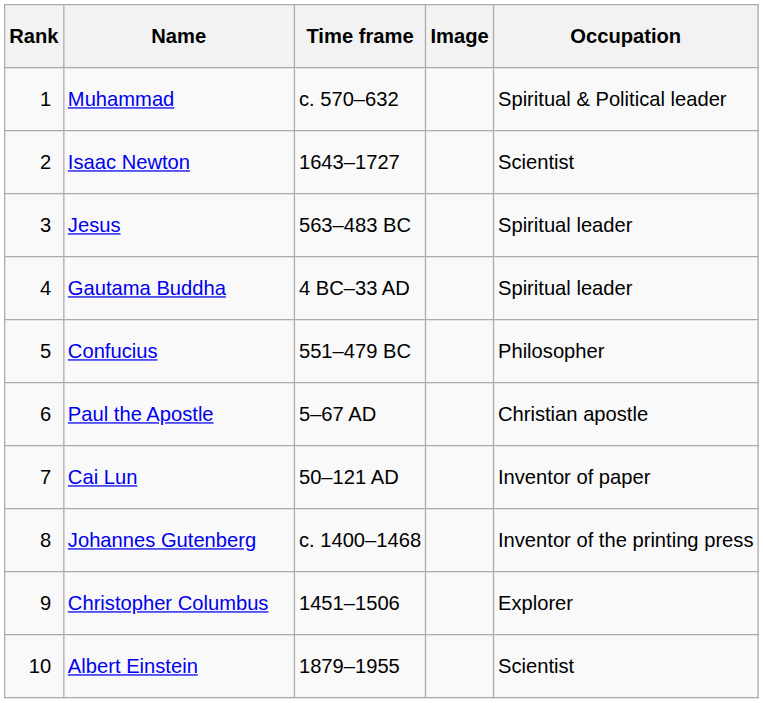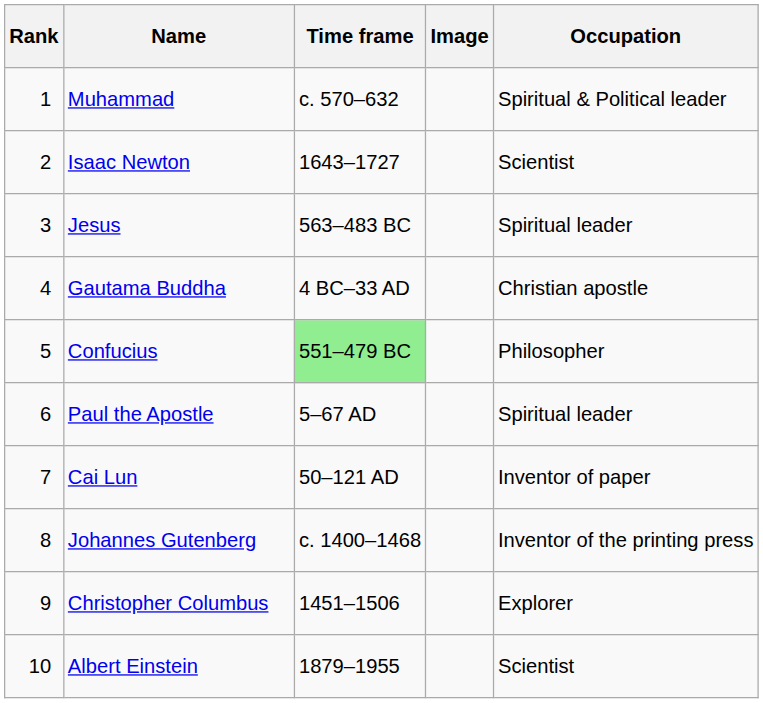(565, 288) Spiritual leader -> (573, 288) Christian apostle
(355, 350) no background -> (355, 350) lightgreen background
(573, 414) Christian apostle -> (565, 414) Spiritual leader
